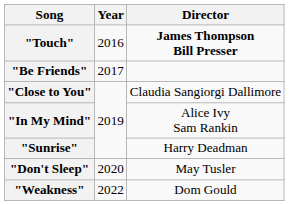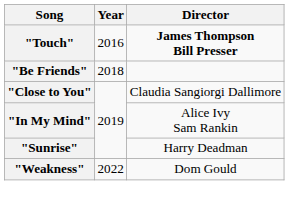(111, 71) 2017 -> (111, 71) 2018
- row: (49, 169)
